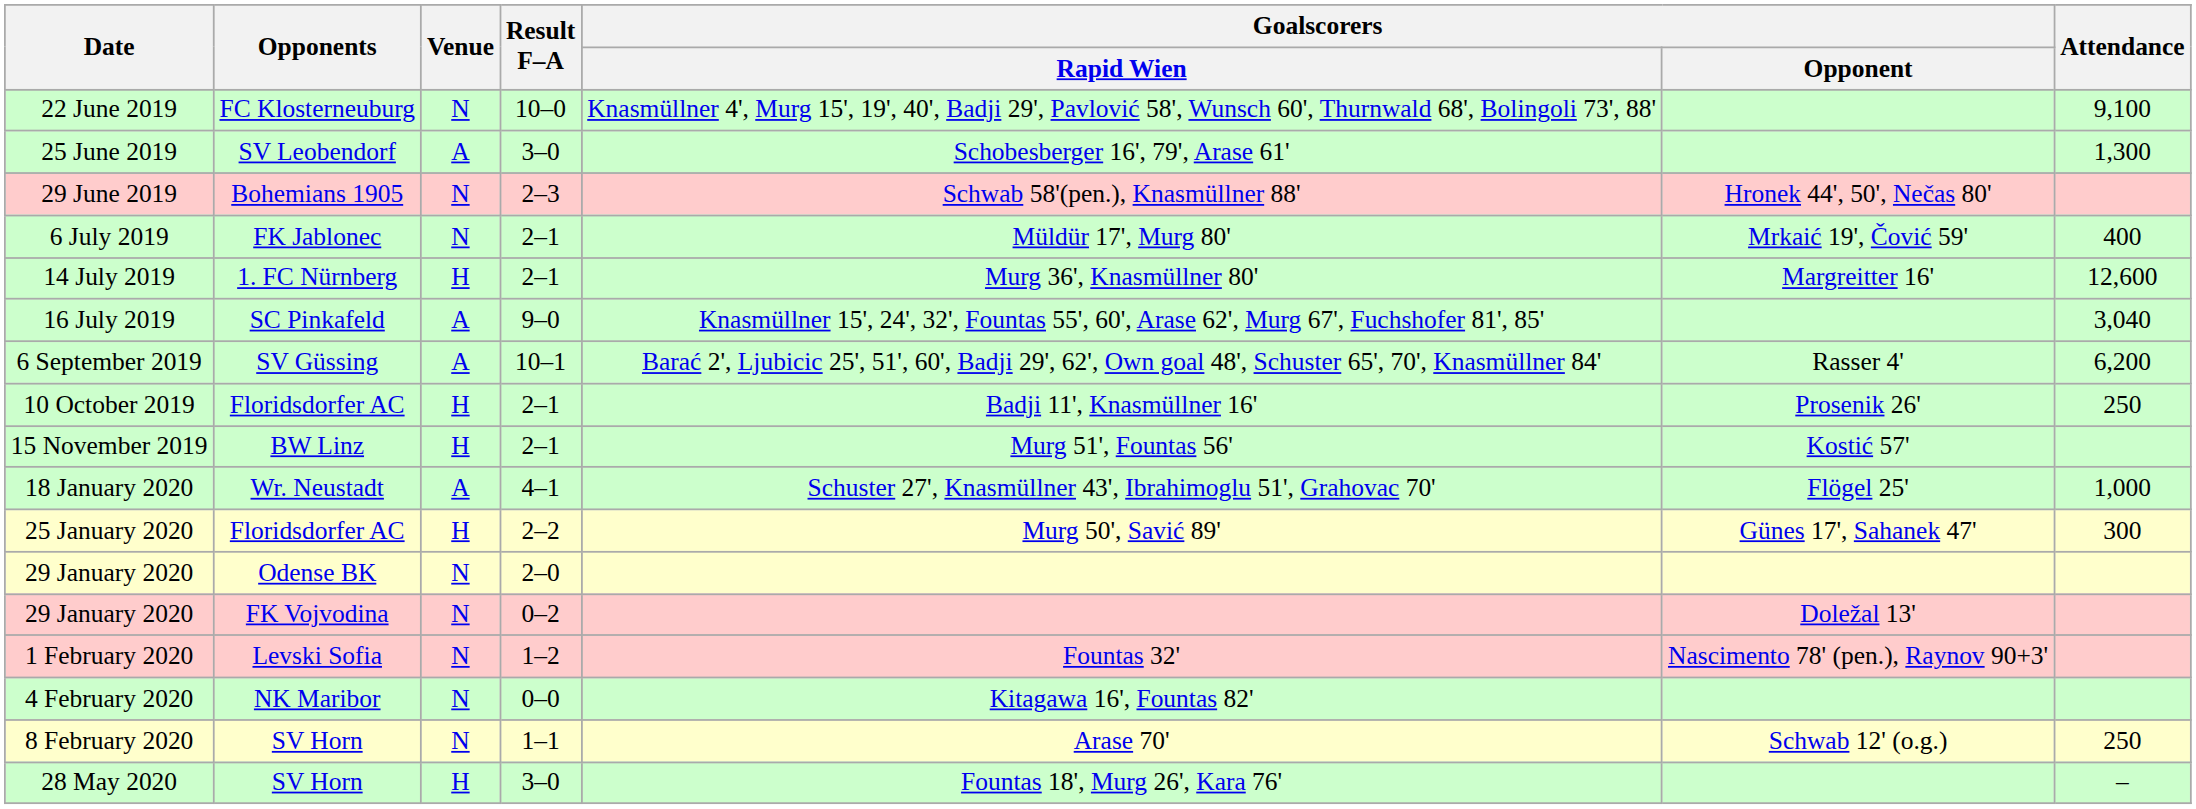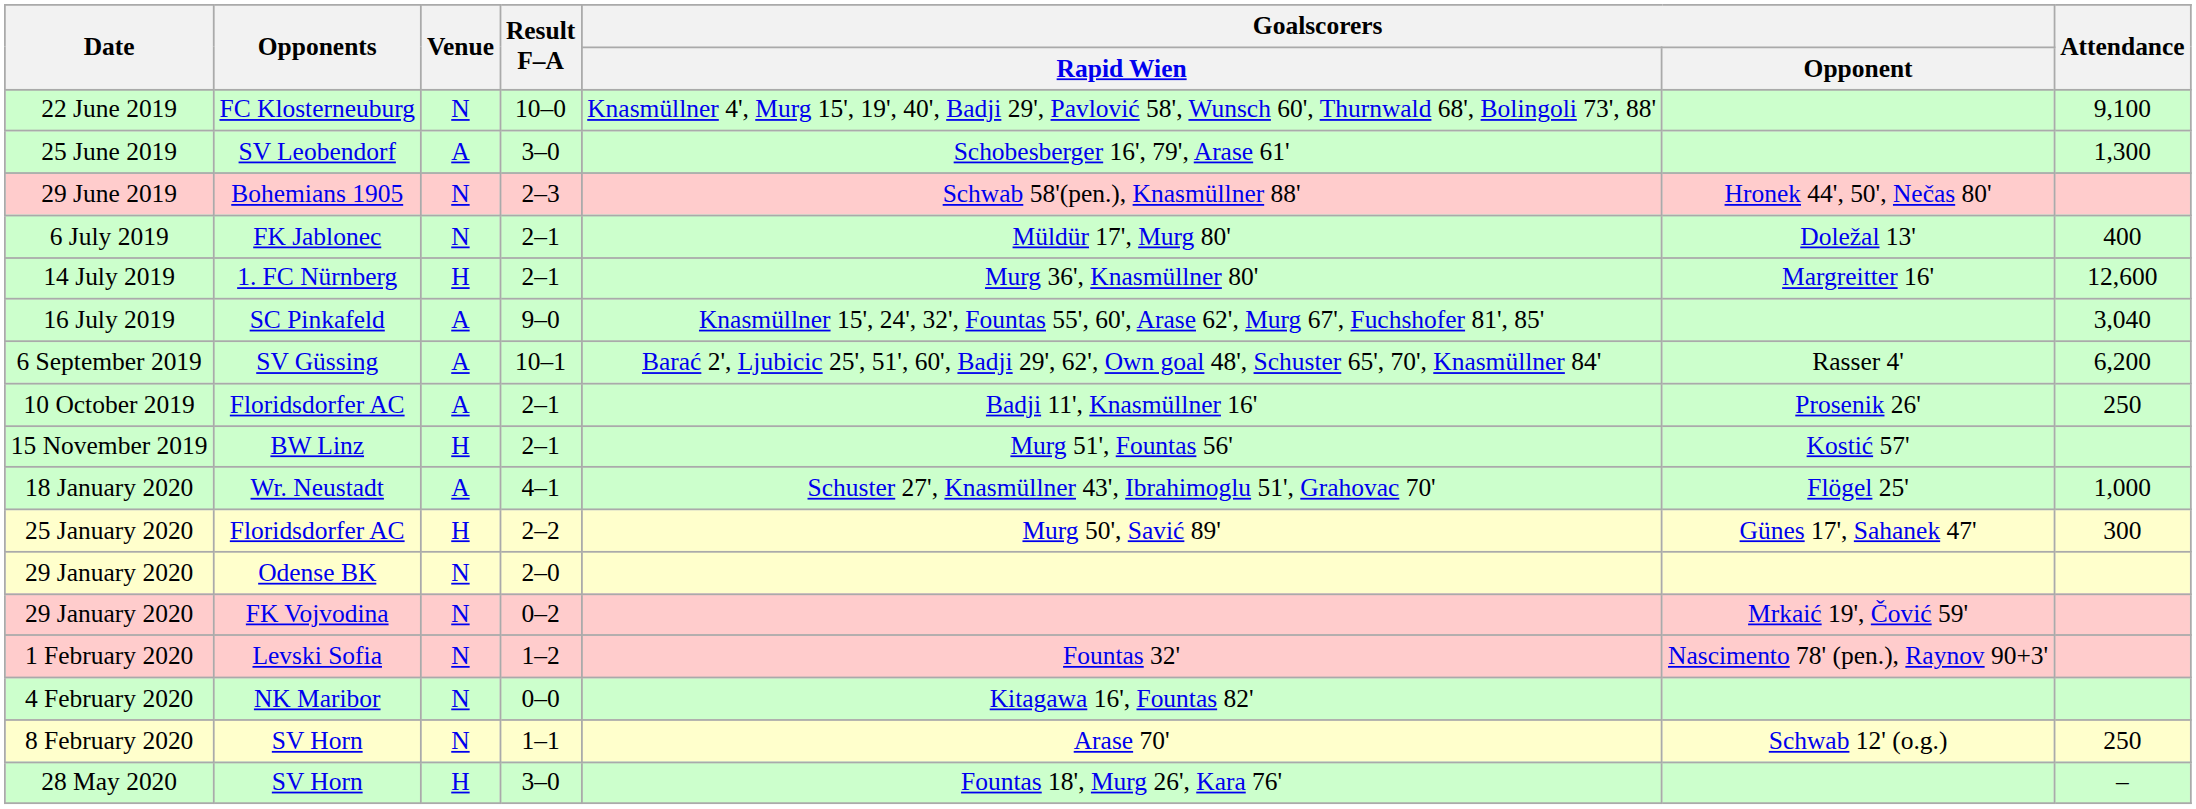(1858, 236) Mrkaić 19', Čović 59' -> (1858, 236) Doležal 13'
(460, 404) H -> (460, 404) A
(1858, 614) Doležal 13' -> (1858, 614) Mrkaić 19', Čović 59'
